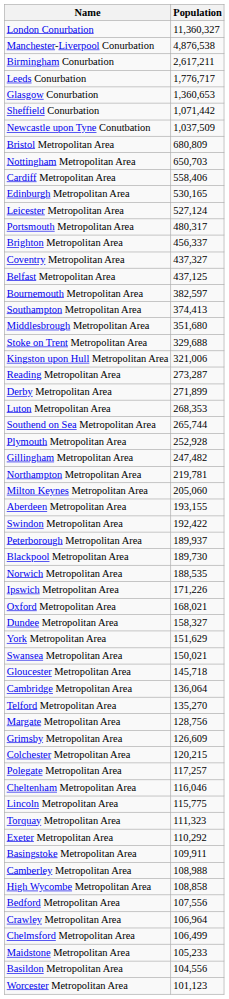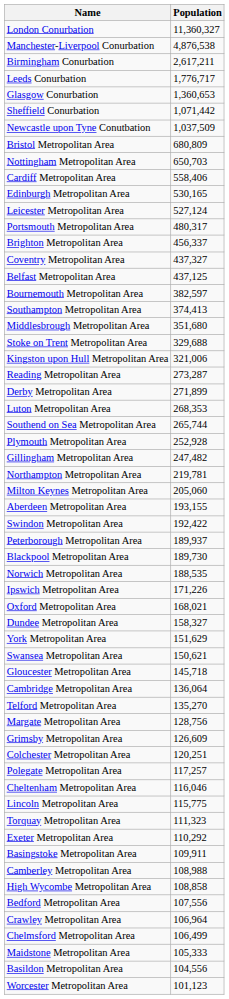(190, 656) 150,021 -> (190, 656) 150,621
(190, 754) 120,215 -> (190, 754) 120,251
(190, 952) 105,233 -> (190, 952) 105,333
